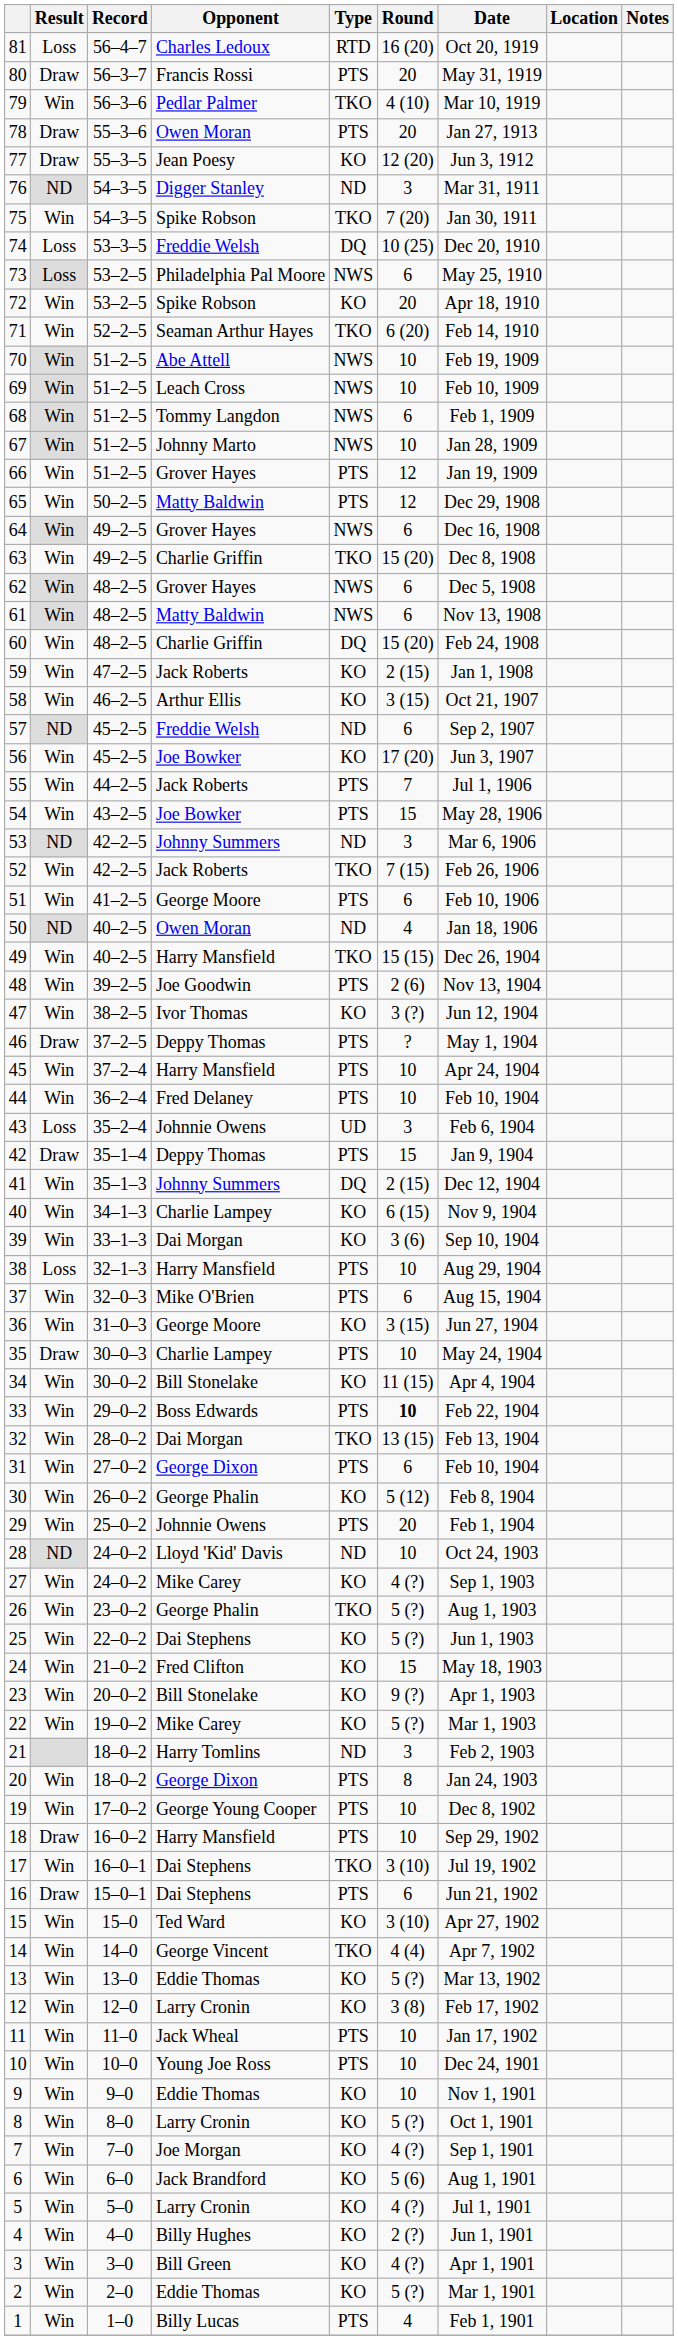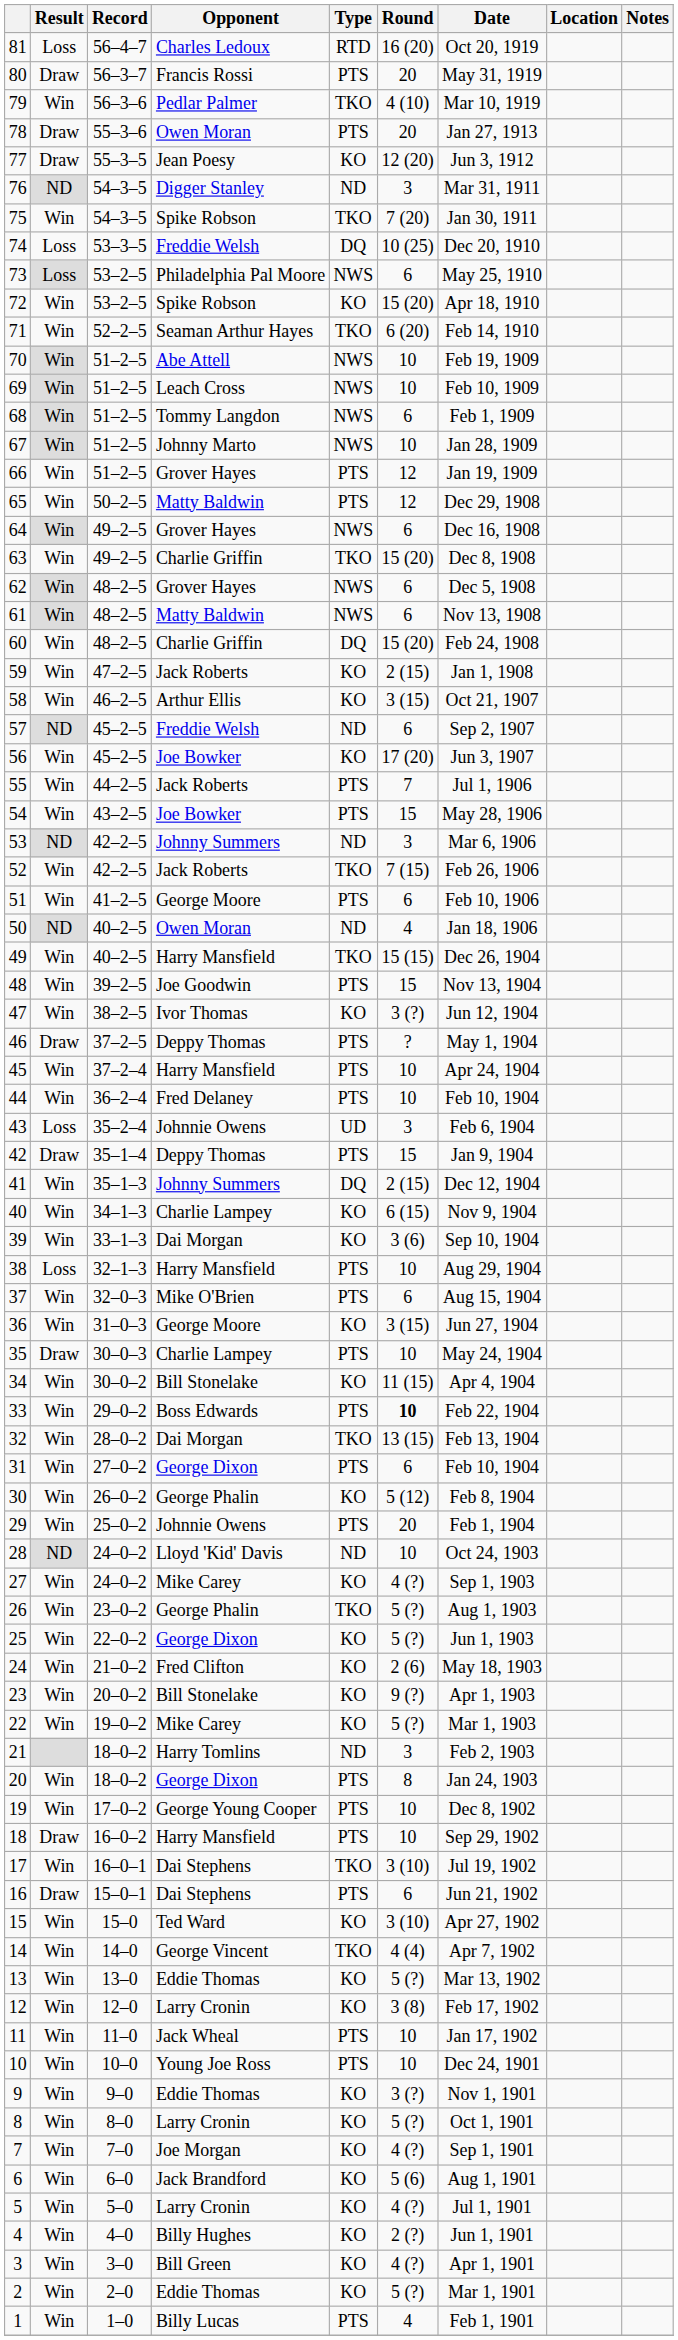(408, 302) 20 -> (408, 302) 15 (20)
(408, 984) 2 (6) -> (408, 984) 15
(203, 1638) Dai Stephens -> (207, 1638) George Dixon
(408, 1667) 15 -> (408, 1667) 2 (6)
(408, 2093) 10 -> (408, 2093) 3 (?)
